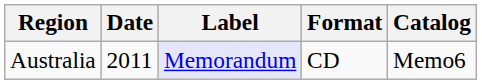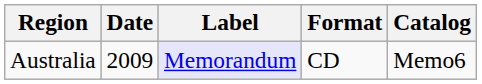(129, 60) 2011 -> (130, 60) 2009
